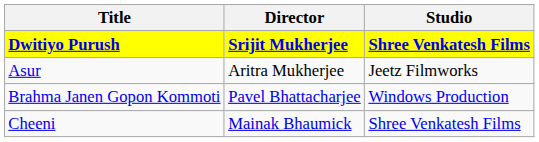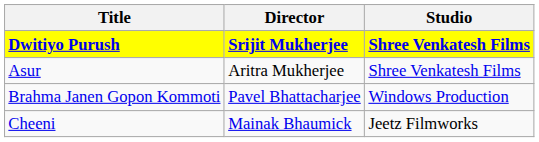(423, 70) Jeetz Filmworks -> (445, 70) Shree Venkatesh Films
(445, 123) Shree Venkatesh Films -> (423, 123) Jeetz Filmworks
